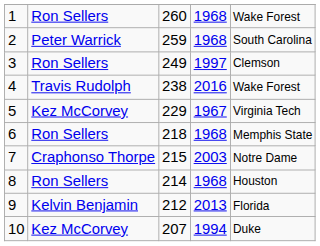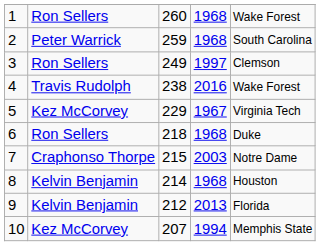(273, 134) Memphis State -> (247, 134) Duke
(70, 181) Ron Sellers -> (85, 181) Kelvin Benjamin
(247, 229) Duke -> (273, 229) Memphis State
